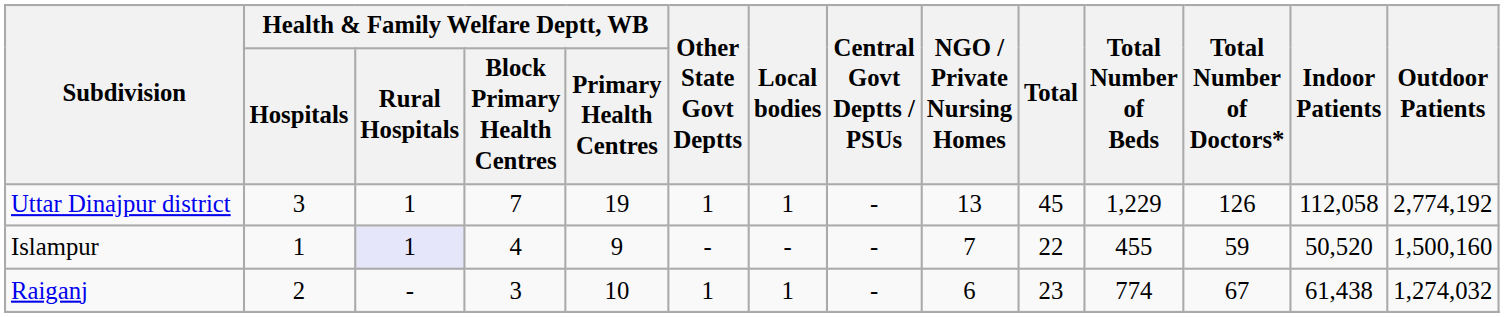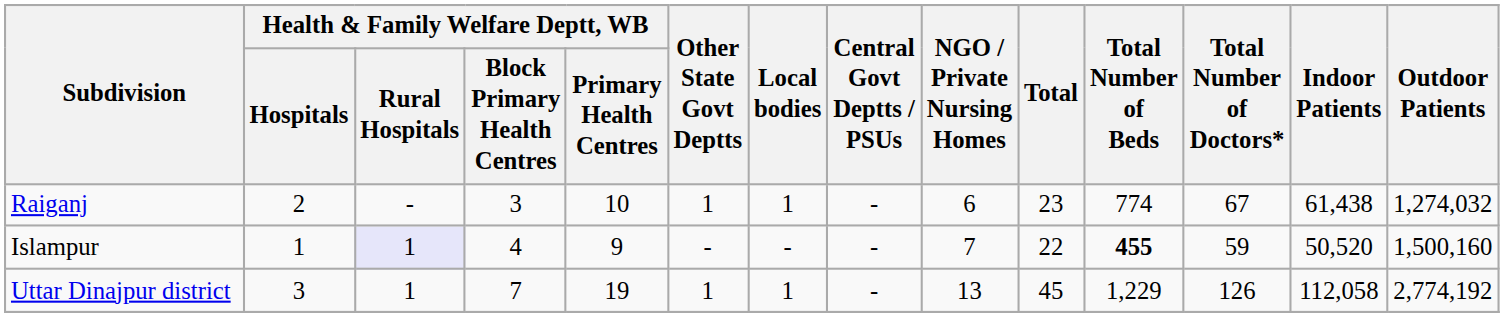rows swapped: (49, 289) <-> (121, 204)
(1134, 247) normal -> (1134, 247) bold
